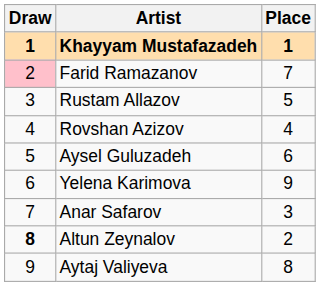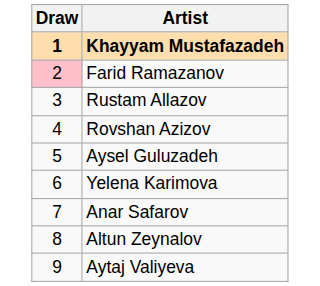- column: (288, 18)
(30, 239) bold -> (57, 239) normal
